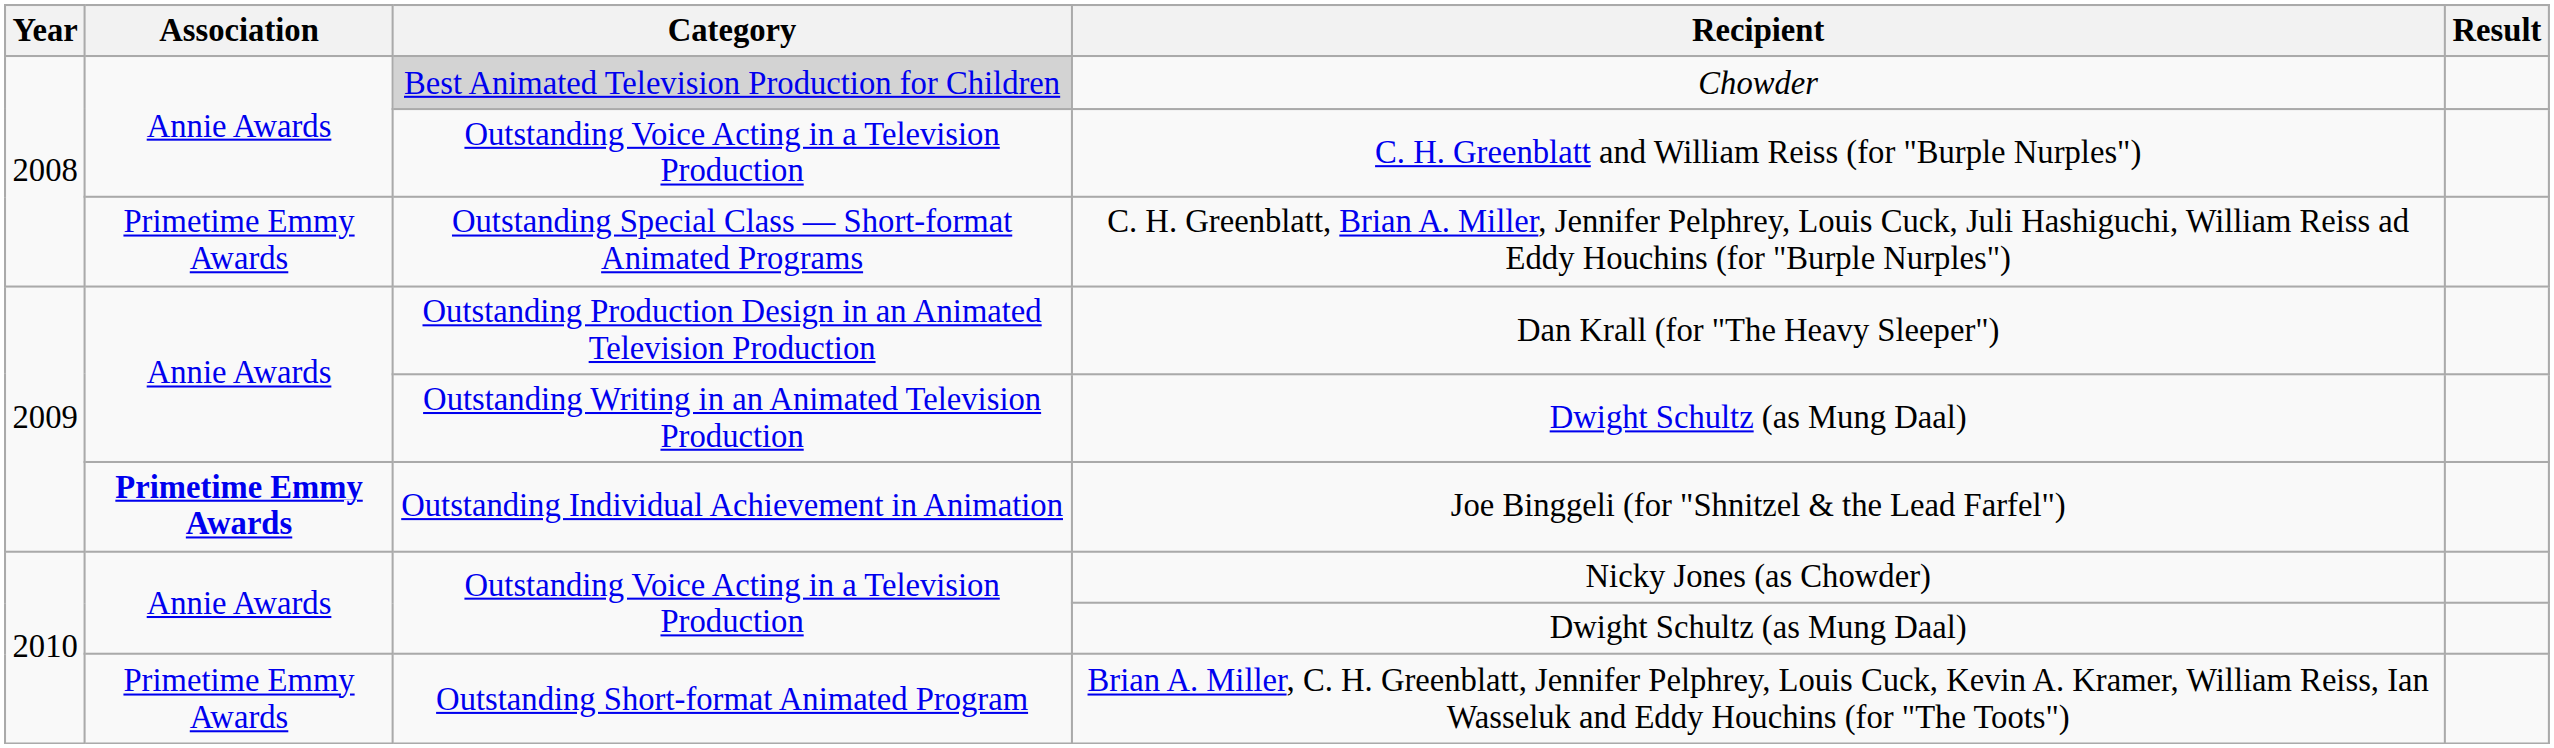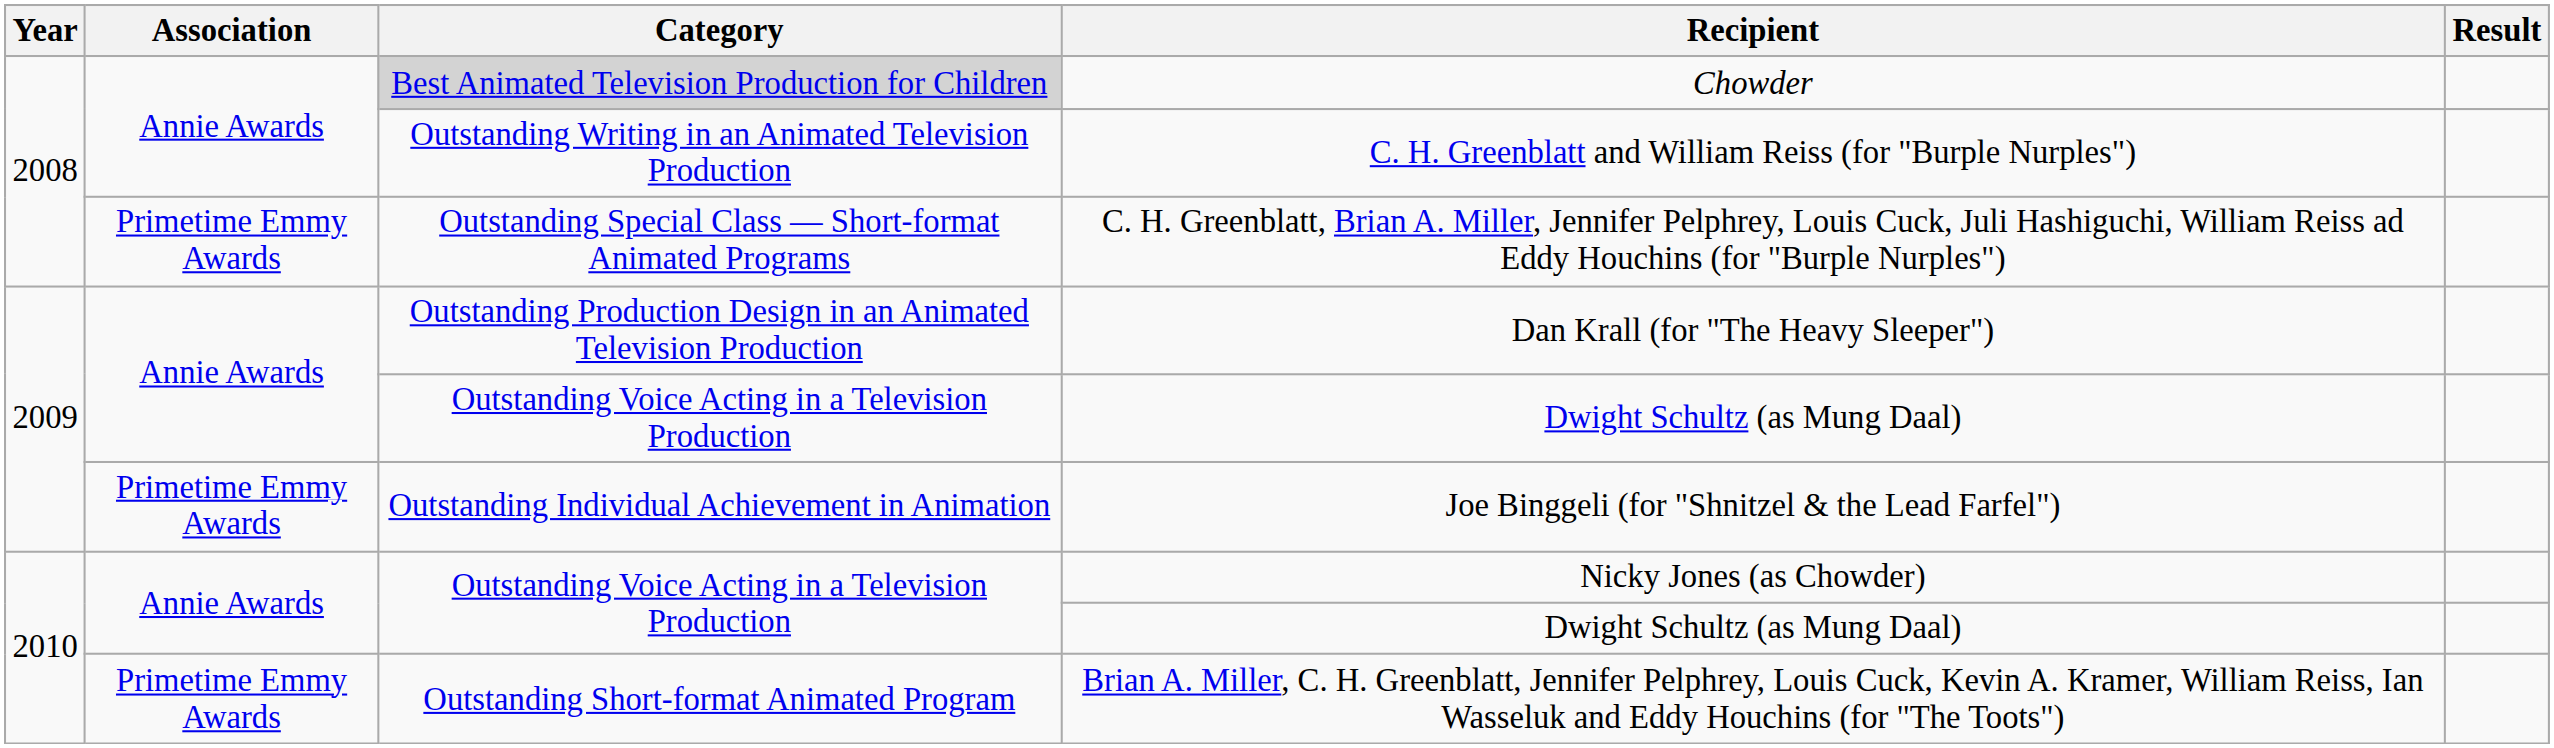(732, 152) Outstanding Voice Acting in a Television Production -> (719, 152) Outstanding Writing in an Animated Television Production
(732, 417) Outstanding Writing in an Animated Television Production -> (719, 417) Outstanding Voice Acting in a Television Production
(239, 506) bold -> (232, 506) normal
